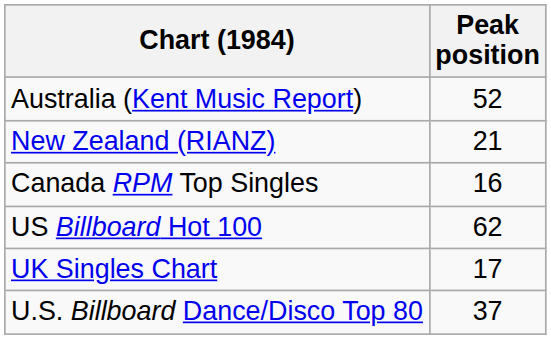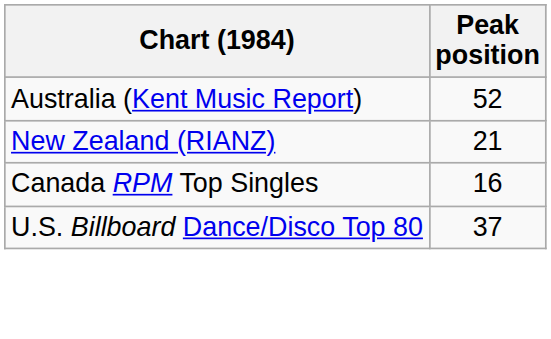- row: (137, 226)
- row: (114, 269)
